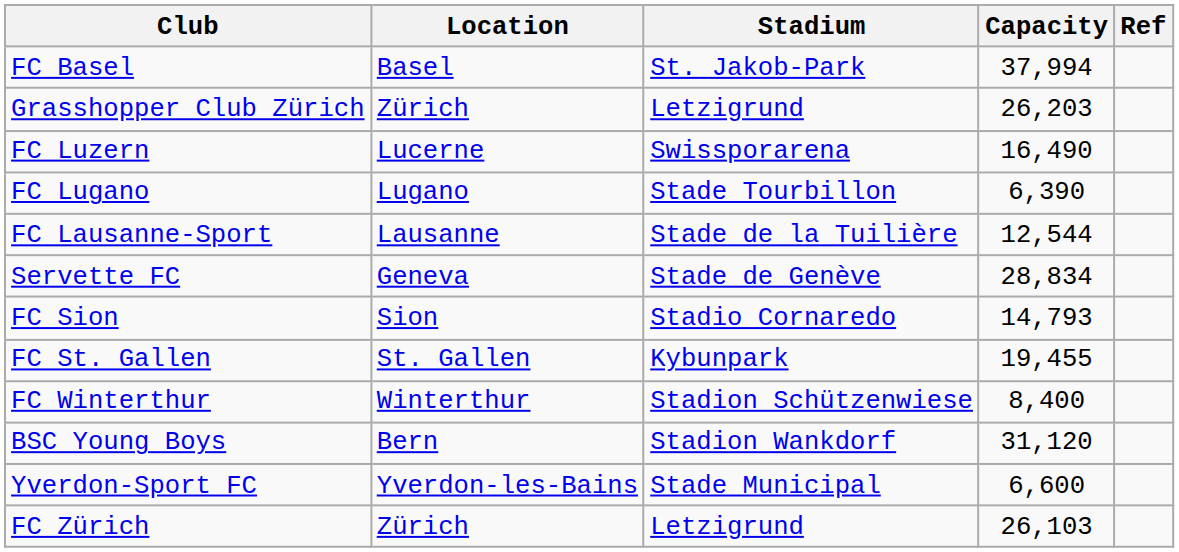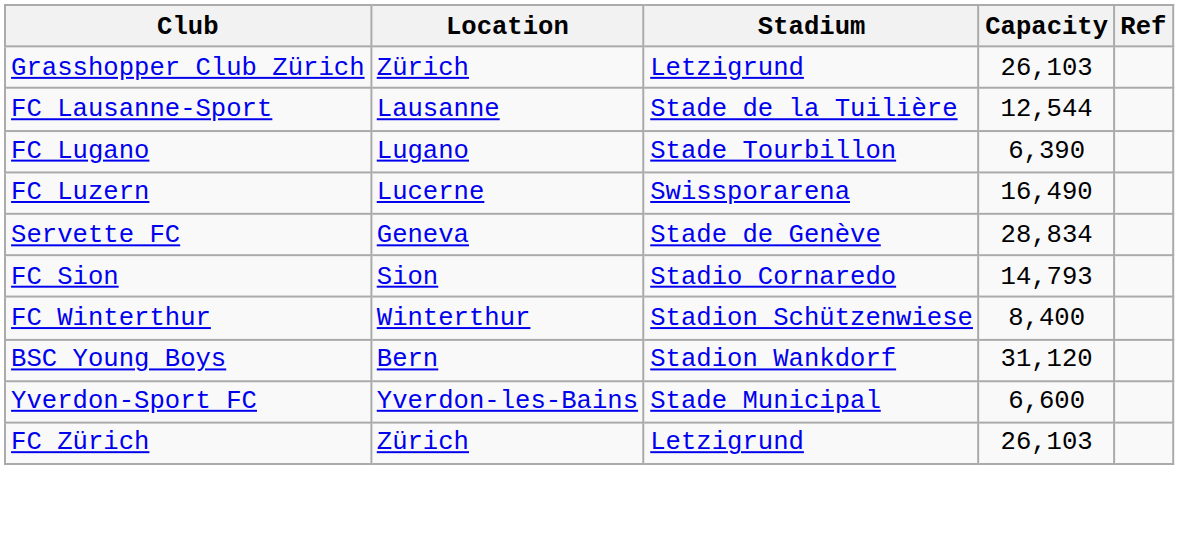- row: (73, 68)
(1047, 109) 26,203 -> (1047, 68) 26,103
rows swapped: (142, 235) <-> (80, 151)
- row: (111, 360)
